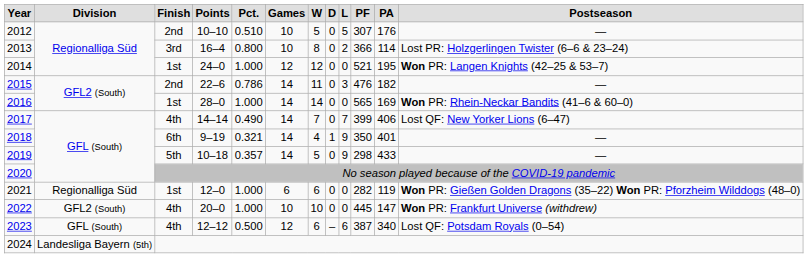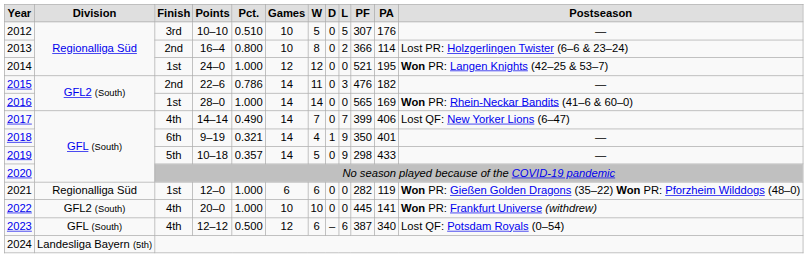(174, 31) 2nd -> (174, 31) 3rd
(174, 48) 3rd -> (174, 48) 2nd
(387, 208) 147 -> (387, 208) 141
